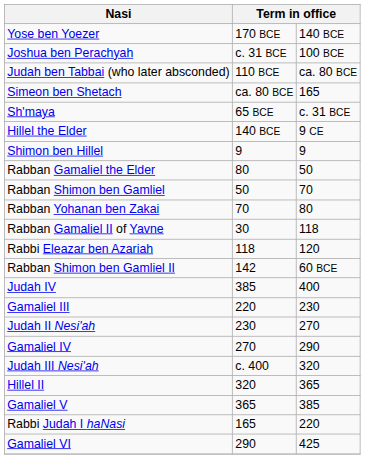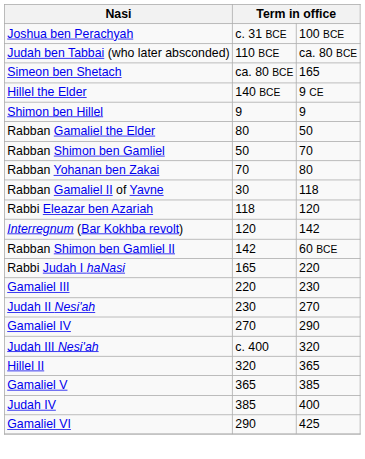- row: (53, 33)
- row: (31, 111)
+ row: (95, 229)
rows swapped: (66, 424) <-> (32, 287)
